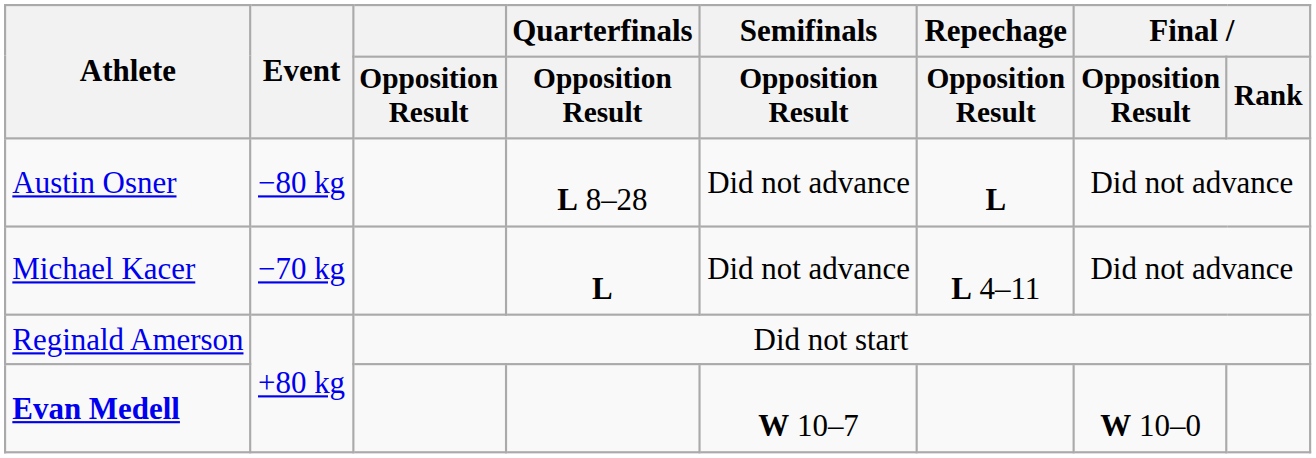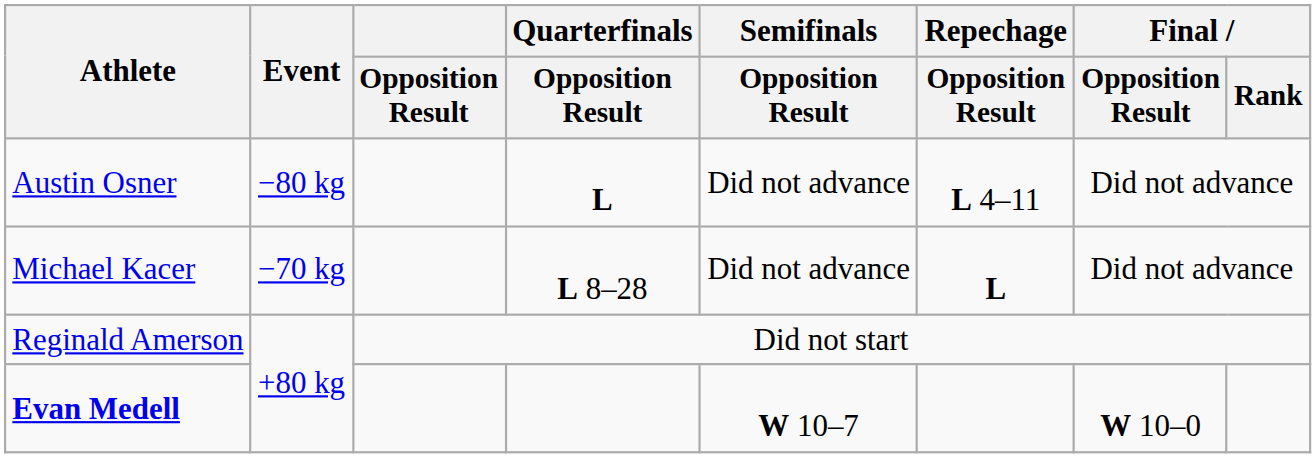(602, 200) L 8–28 -> (602, 200) L
(996, 200) L -> (996, 200) L 4–11
(602, 288) L -> (602, 288) L 8–28
(996, 288) L 4–11 -> (996, 288) L
